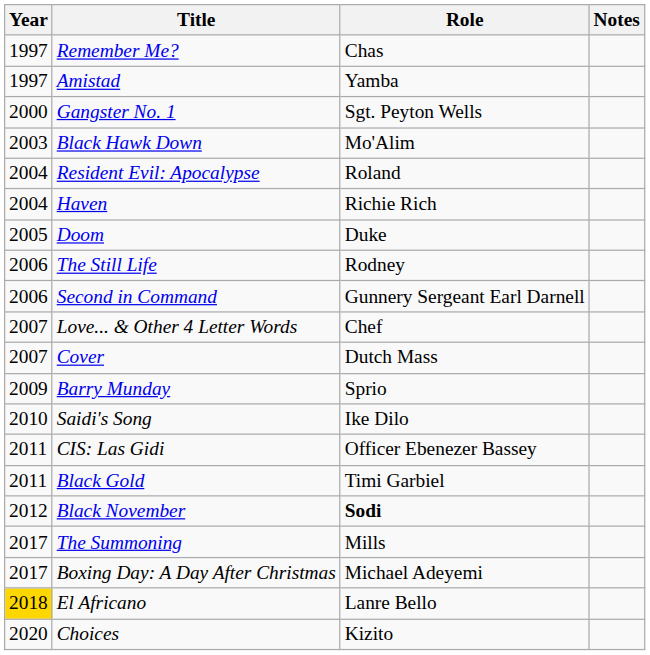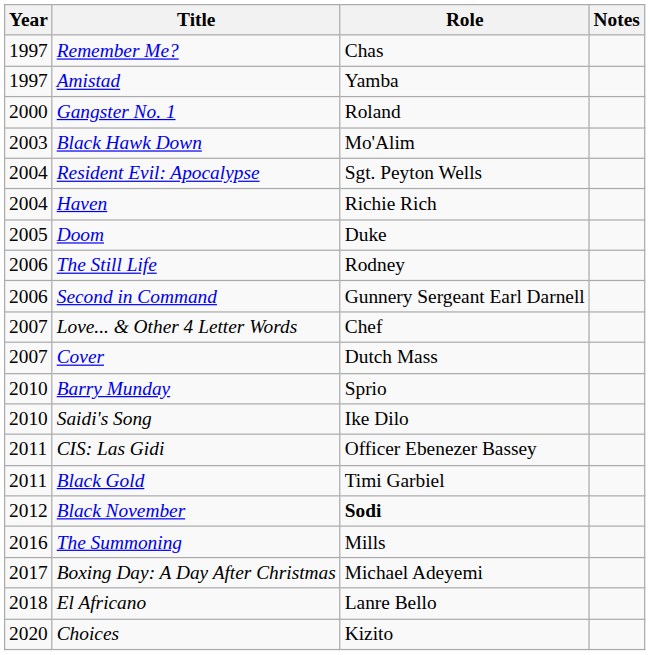(413, 111) Sgt. Peyton Wells -> (373, 111) Roland
(373, 173) Roland -> (413, 173) Sgt. Peyton Wells
(28, 388) 2009 -> (28, 388) 2010
(28, 541) 2017 -> (28, 541) 2016
(28, 603) gold background -> (28, 603) no background
